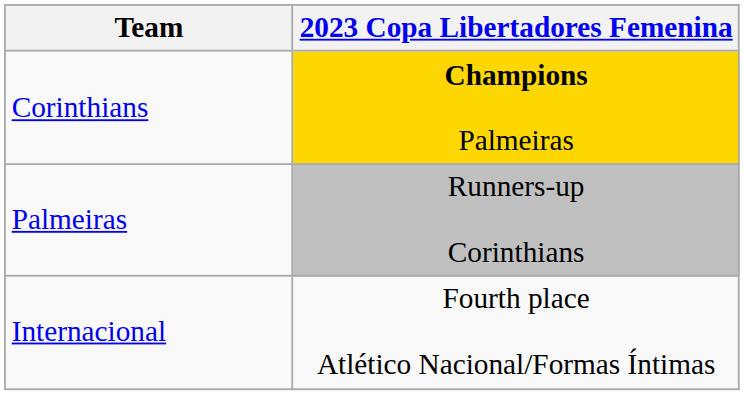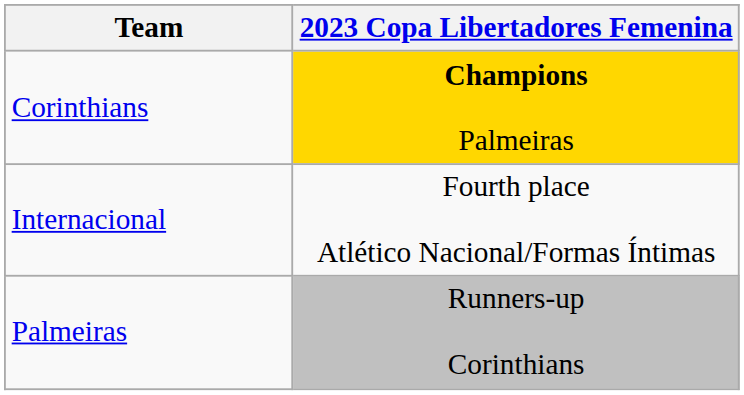rows swapped: (89, 331) <-> (69, 219)
